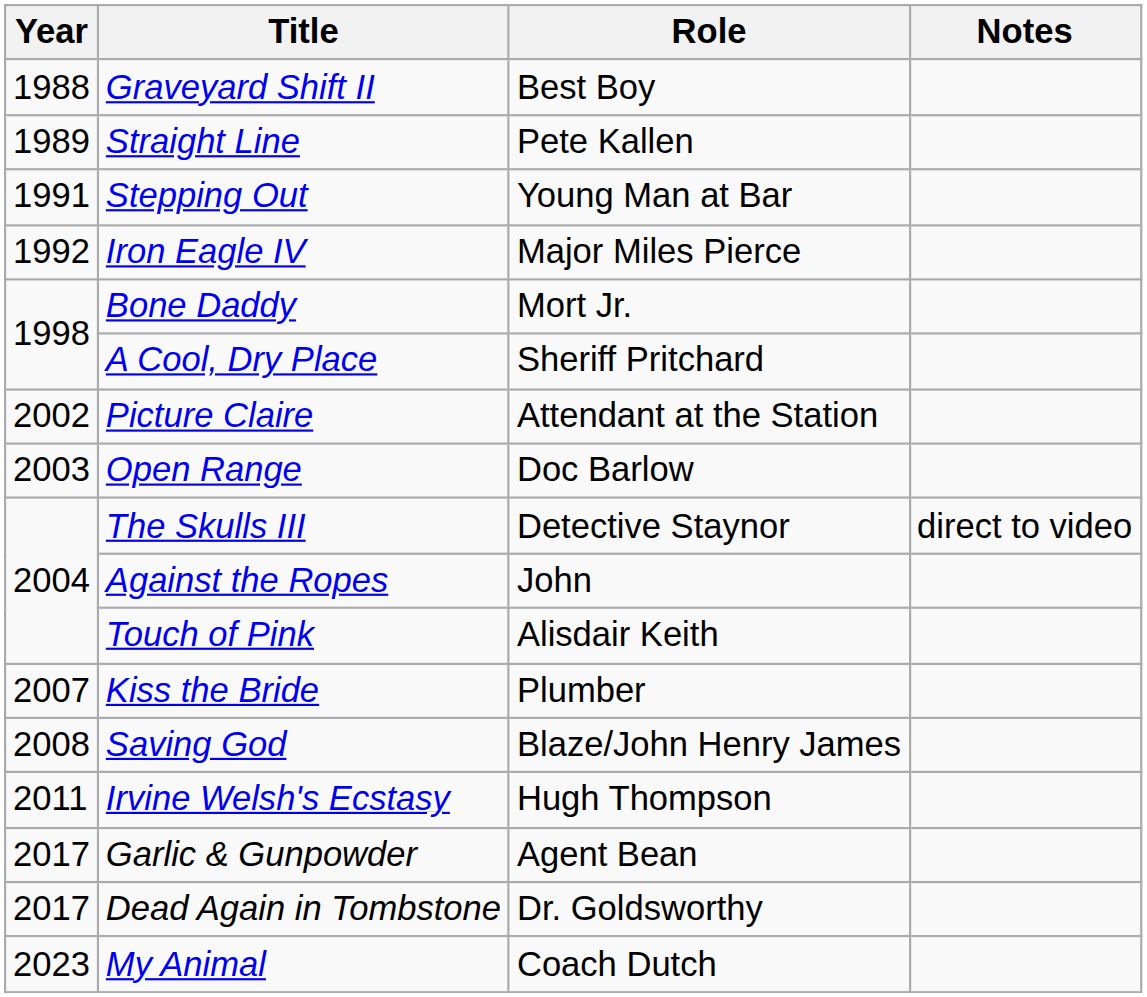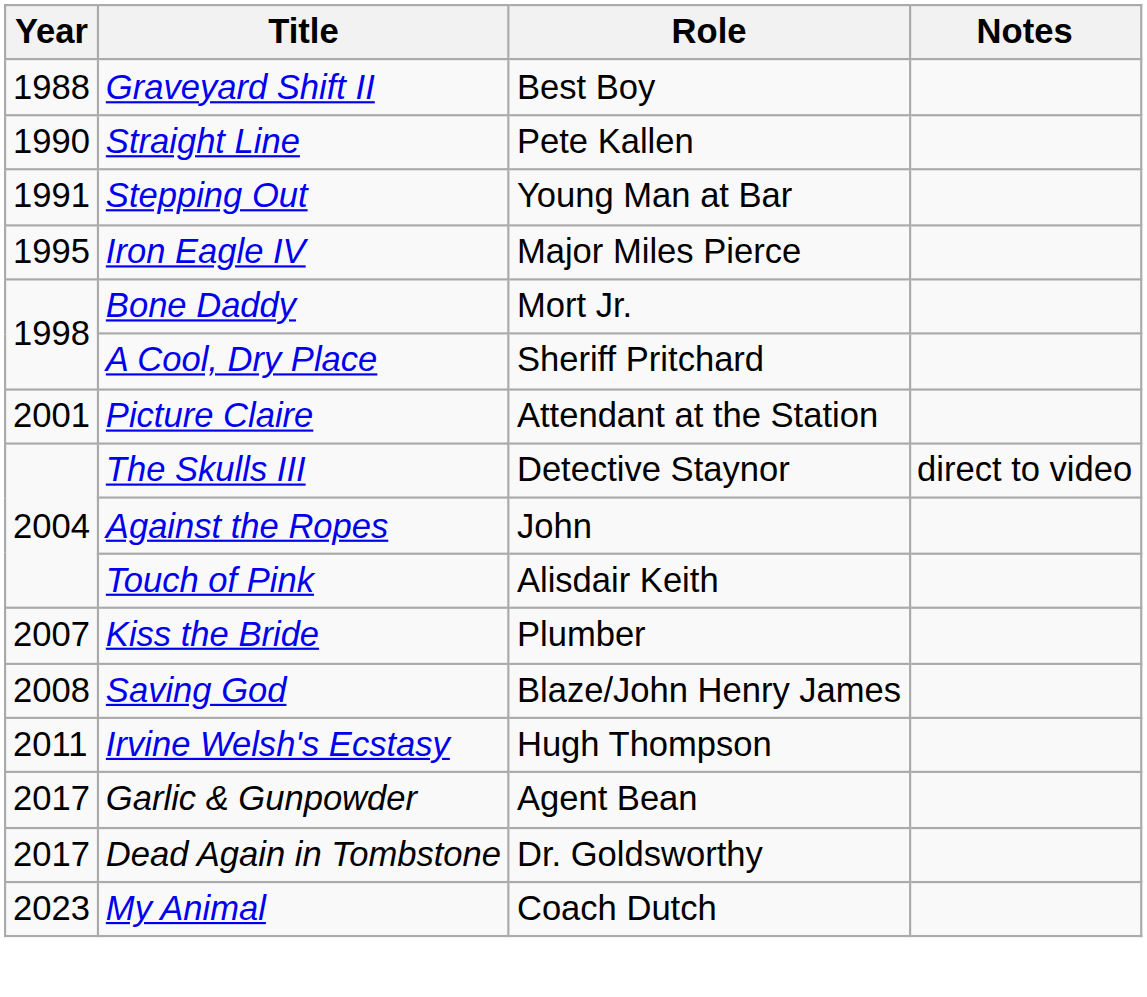(51, 141) 1989 -> (51, 141) 1990
(51, 251) 1992 -> (51, 251) 1995
(51, 415) 2002 -> (51, 415) 2001
- row: (204, 470)
